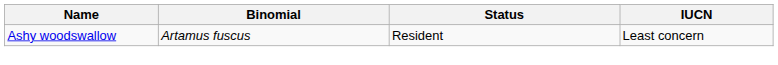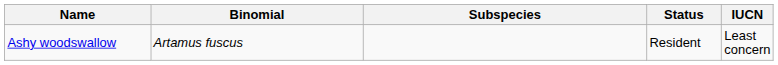+ column: (505, 14)
